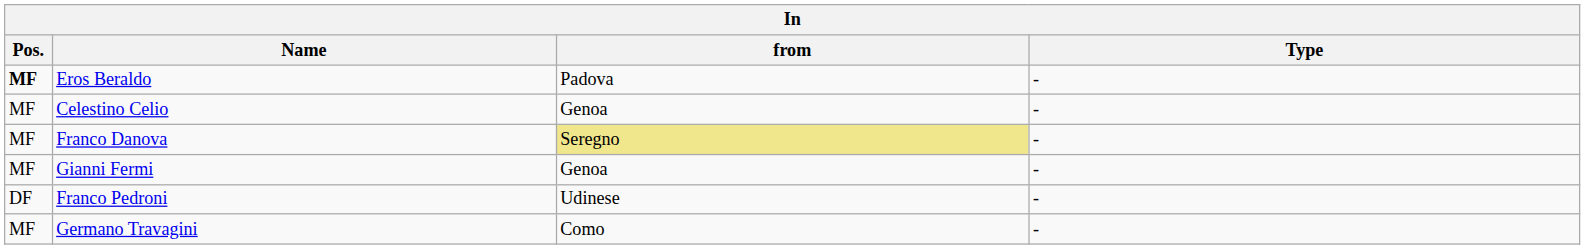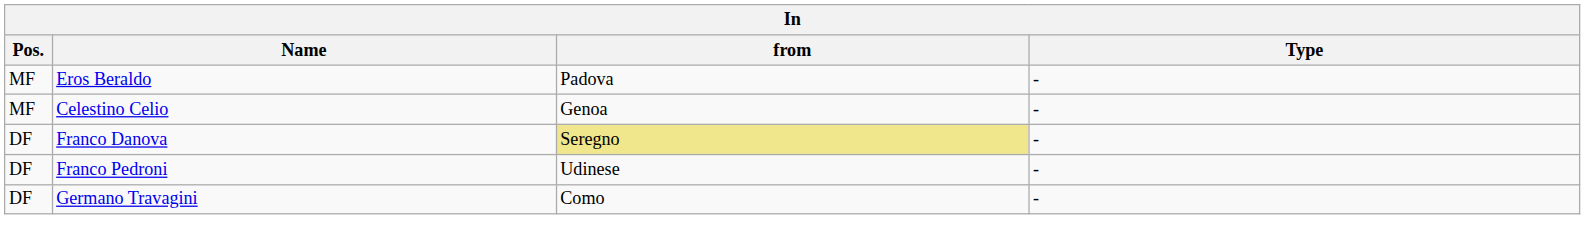(23, 79) bold -> (22, 79) normal
(22, 139) MF -> (20, 139) DF
- row: (105, 169)
(22, 229) MF -> (20, 199) DF
